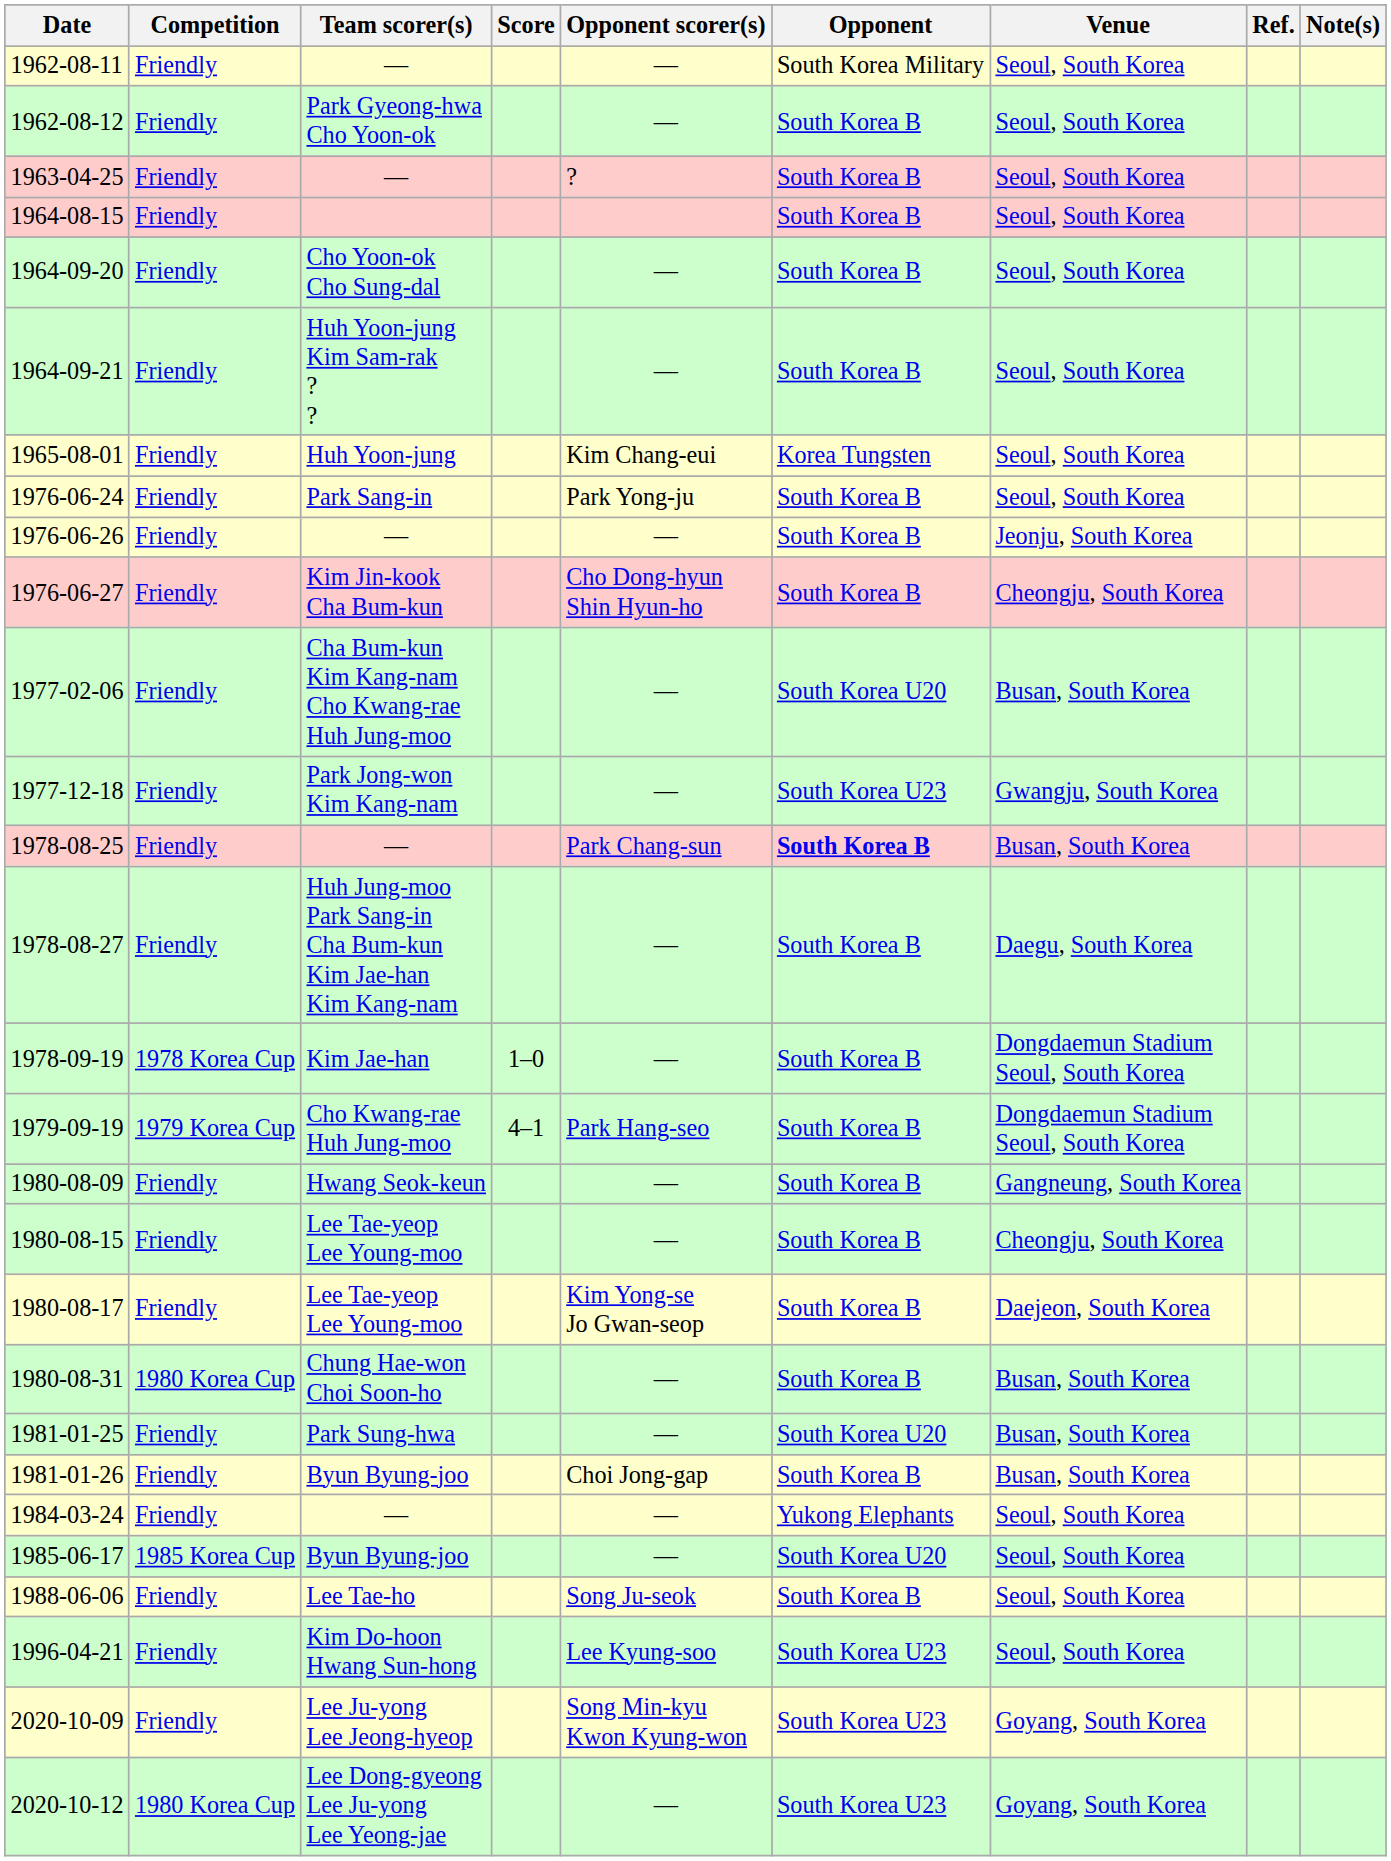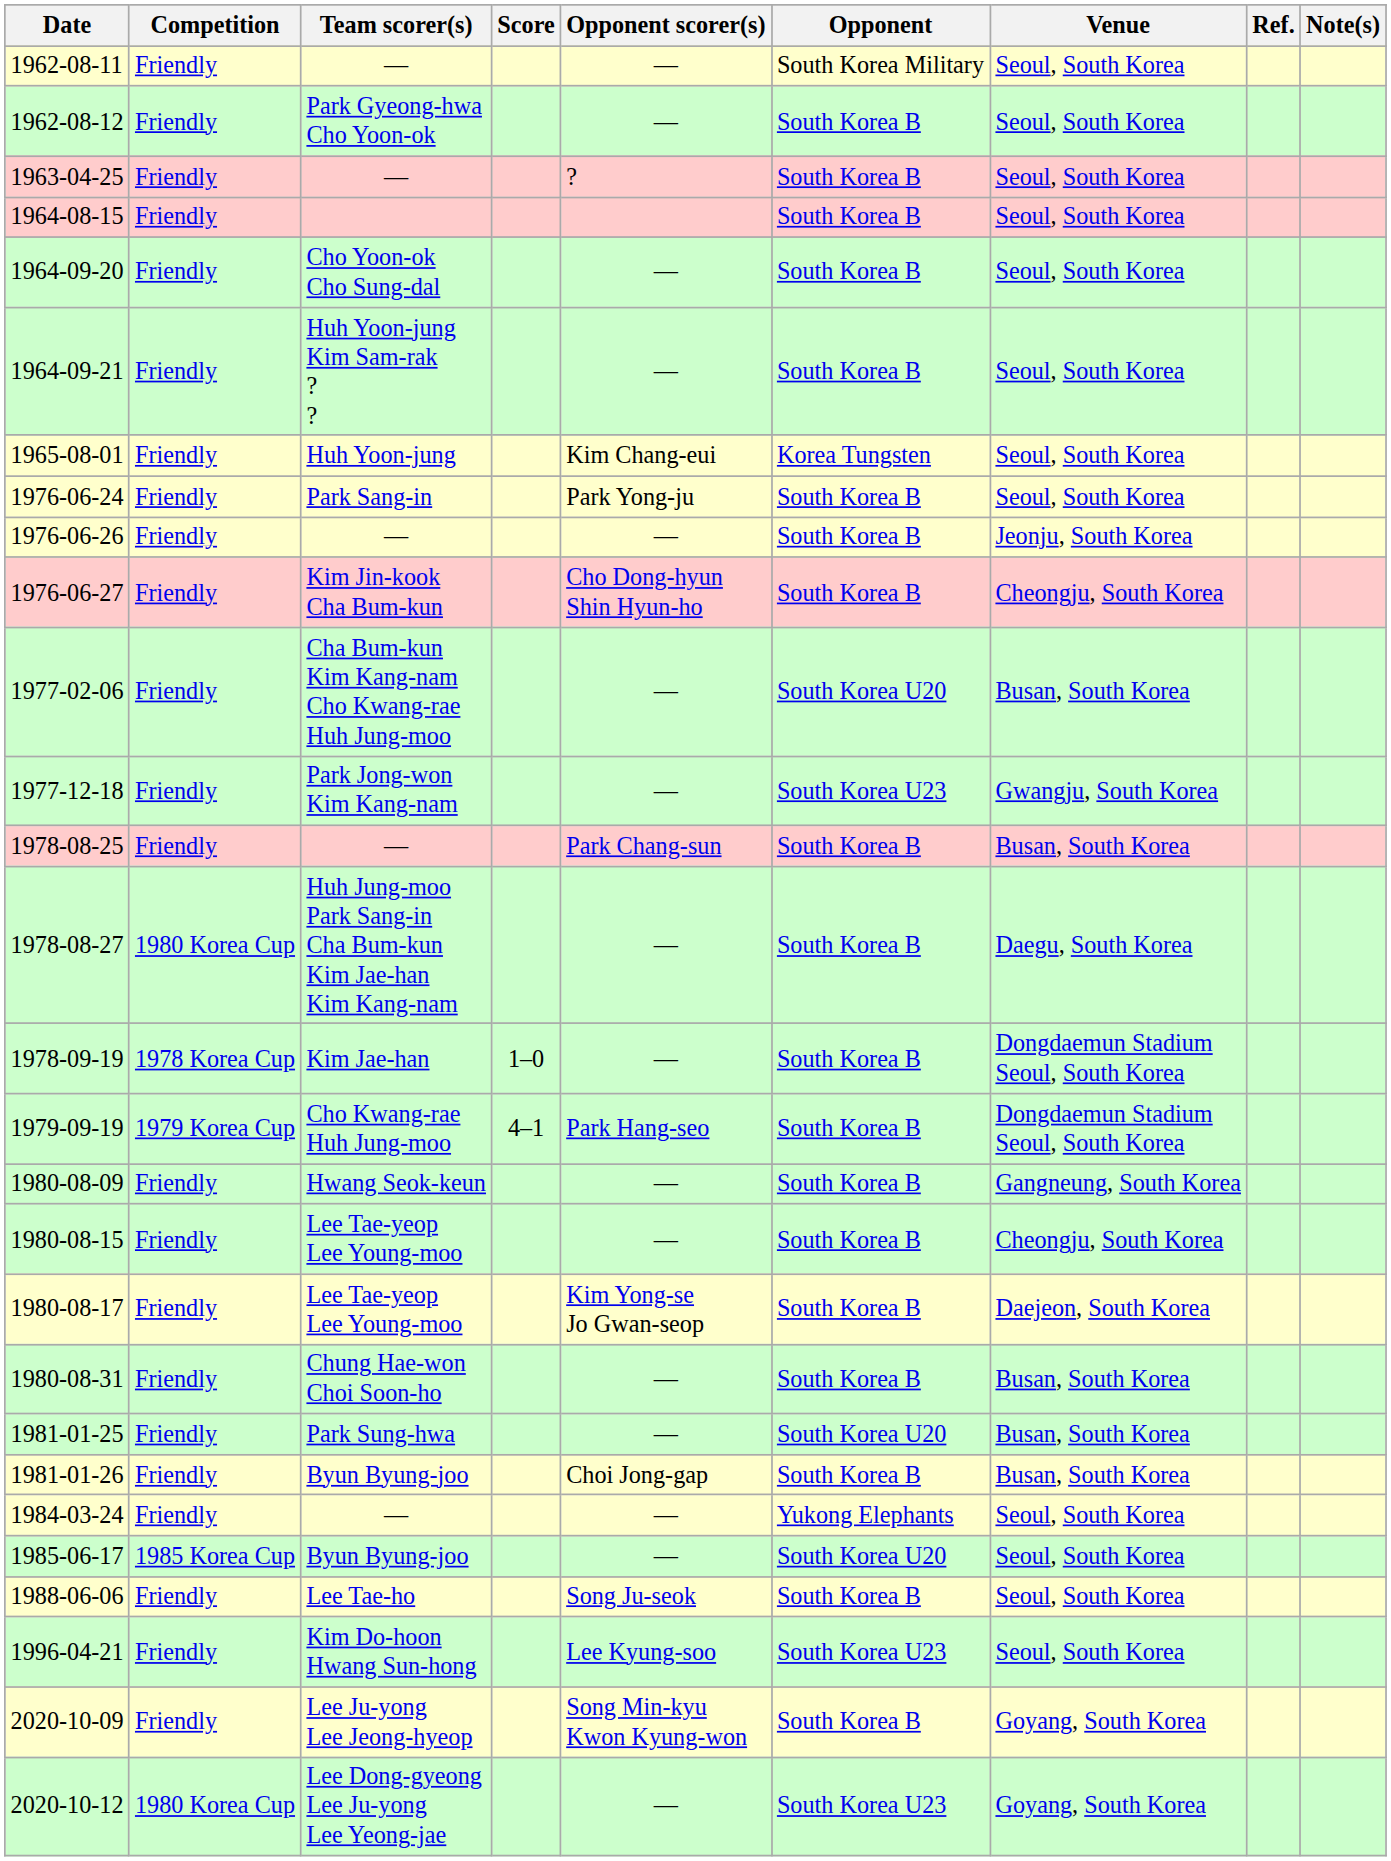(853, 845) bold -> (849, 845) normal
(176, 944) Friendly -> (215, 944) 1980 Korea Cup
(215, 1378) 1980 Korea Cup -> (176, 1378) Friendly
(862, 1721) South Korea U23 -> (849, 1721) South Korea B
